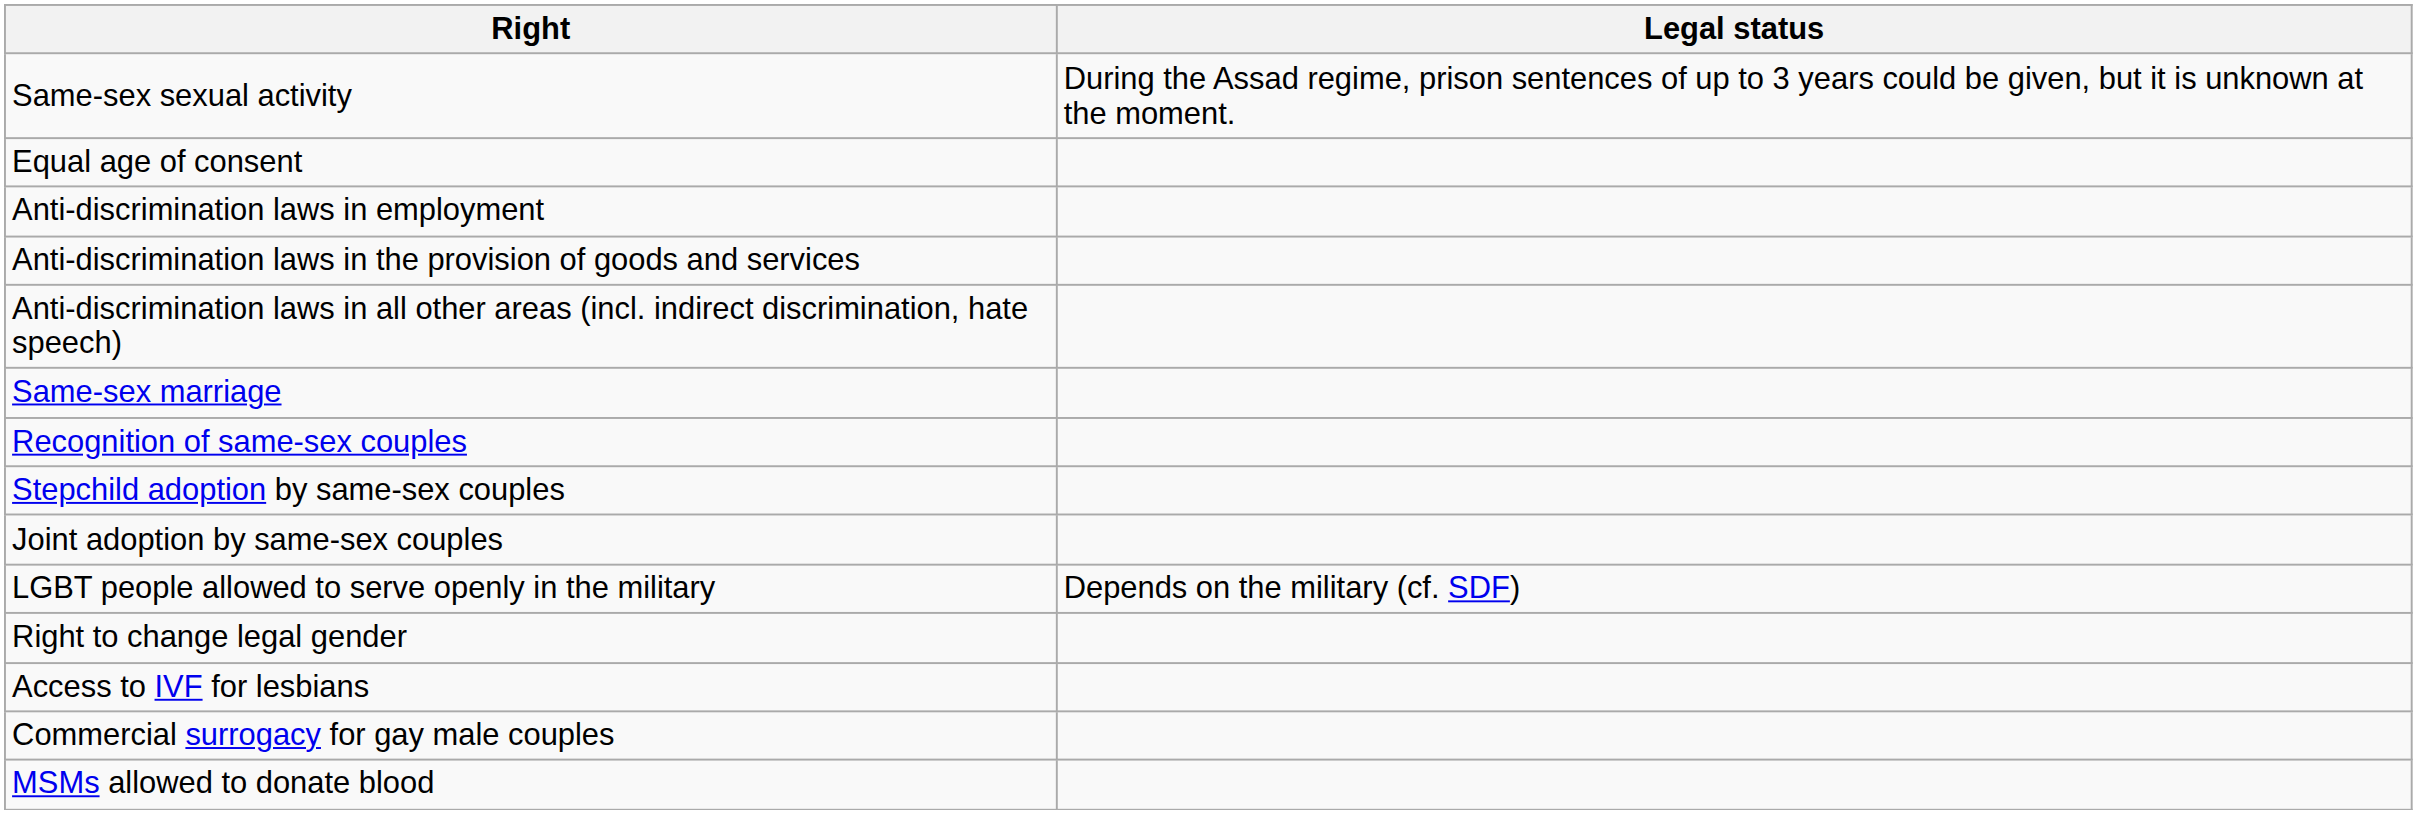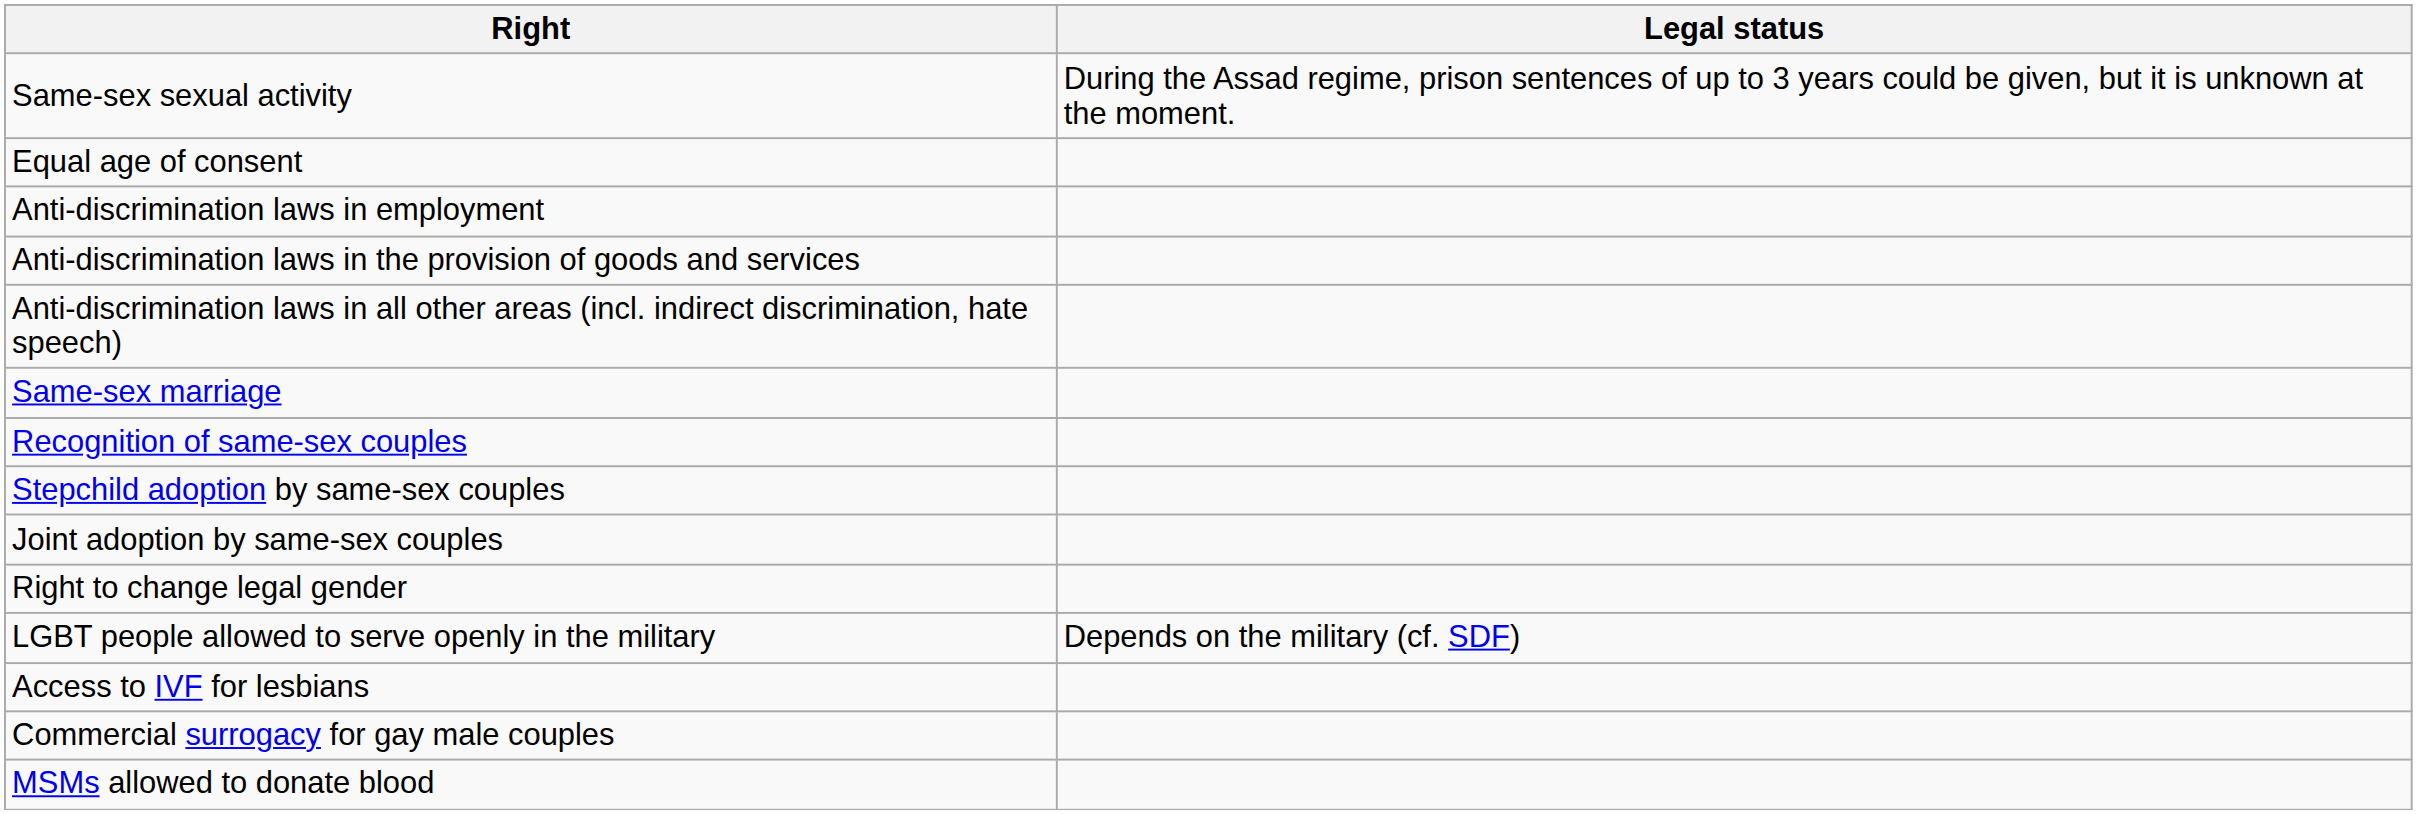rows swapped: (364, 588) <-> (210, 637)
